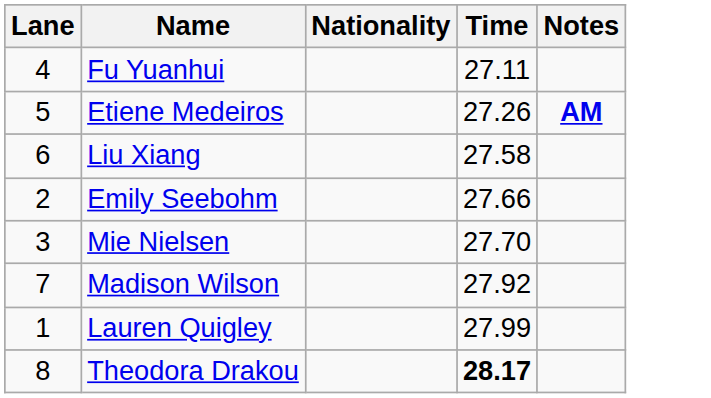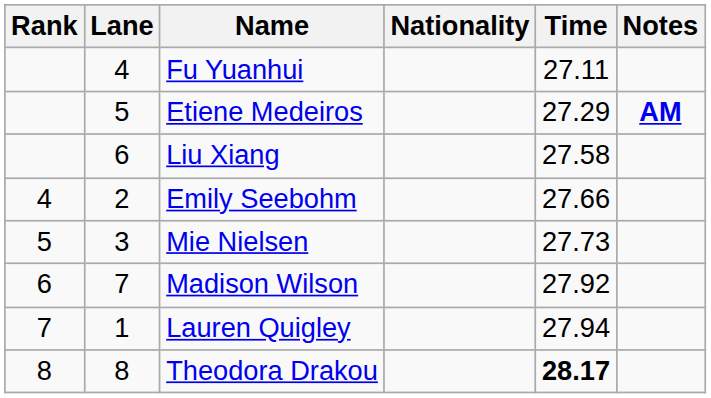+ column: (44, 26)
(497, 112) 27.26 -> (576, 112) 27.29
(497, 241) 27.70 -> (576, 241) 27.73
(497, 328) 27.99 -> (576, 328) 27.94
